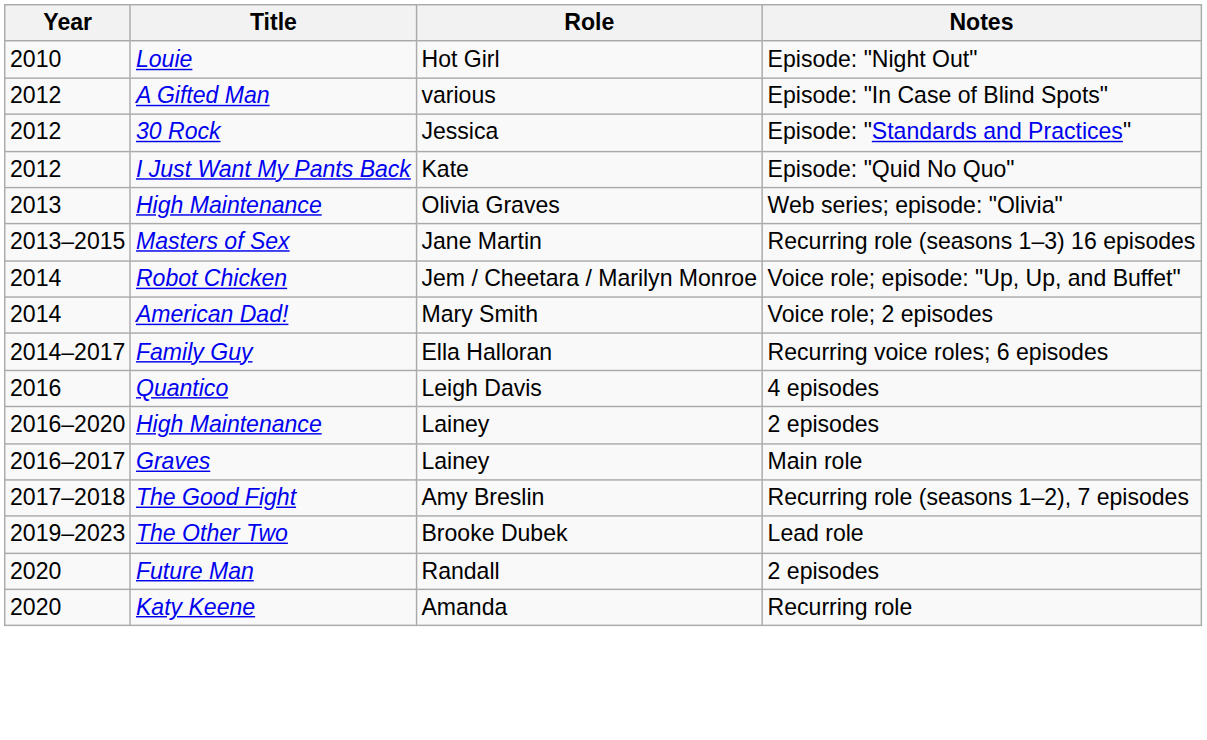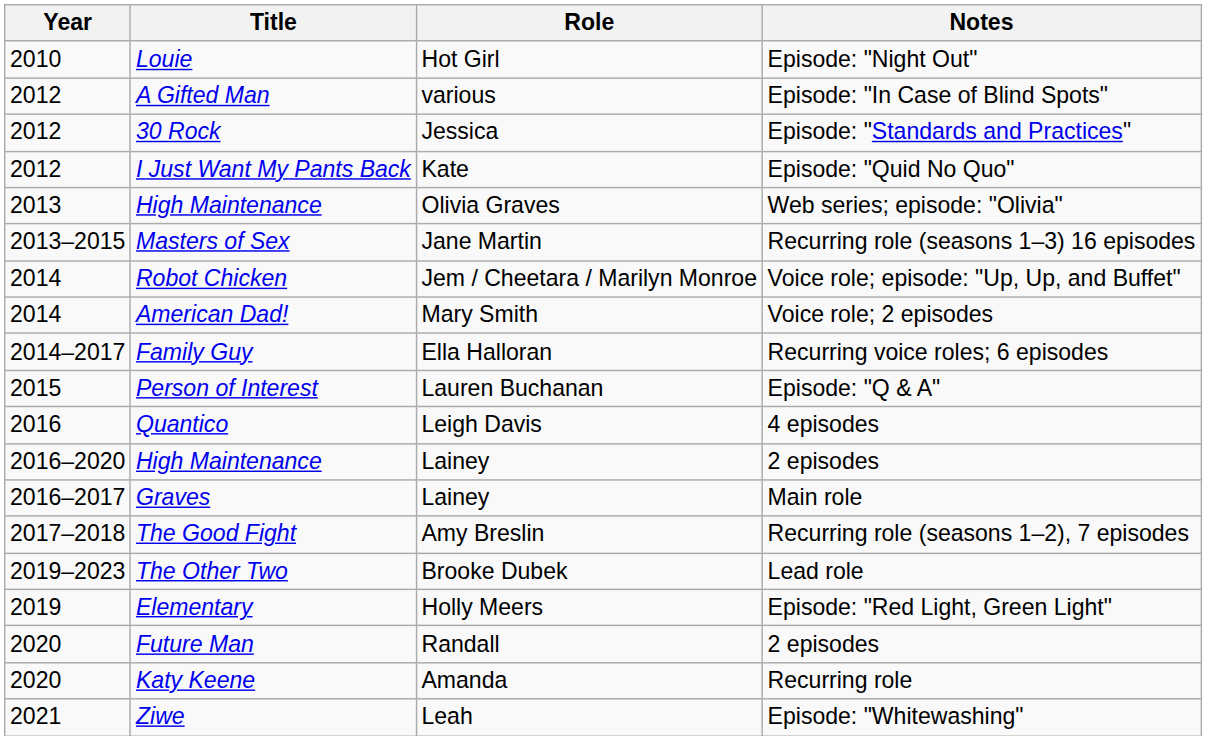+ row: (227, 388)
+ row: (194, 607)
+ row: (160, 717)
